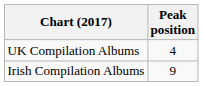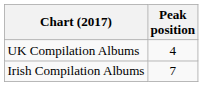(173, 71) 9 -> (173, 71) 7
